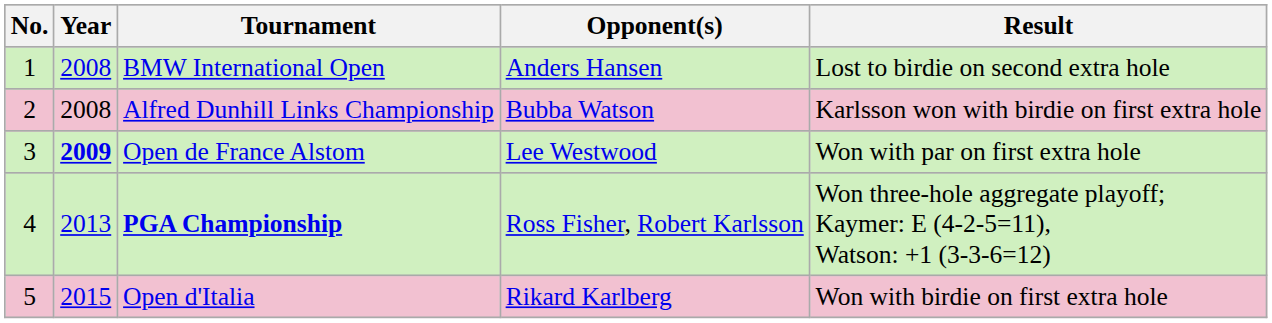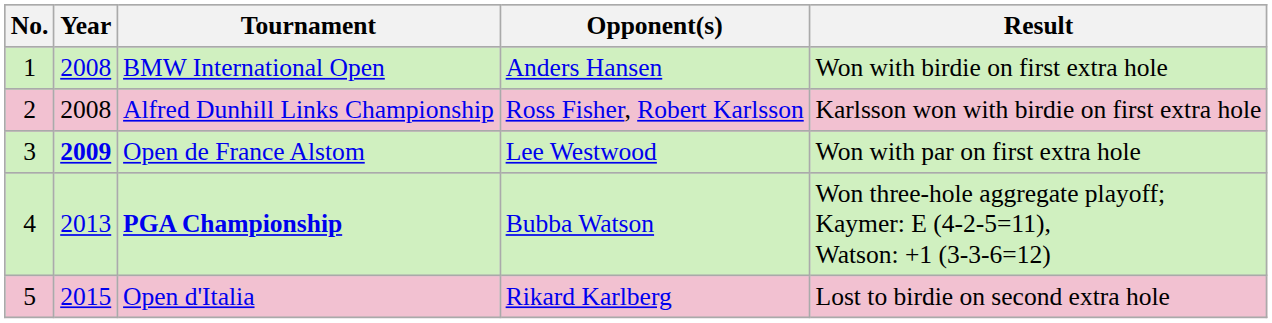(993, 67) Lost to birdie on second extra hole -> (992, 67) Won with birdie on first extra hole
(580, 109) Bubba Watson -> (655, 109) Ross Fisher, Robert Karlsson
(655, 224) Ross Fisher, Robert Karlsson -> (580, 224) Bubba Watson
(992, 296) Won with birdie on first extra hole -> (993, 296) Lost to birdie on second extra hole
